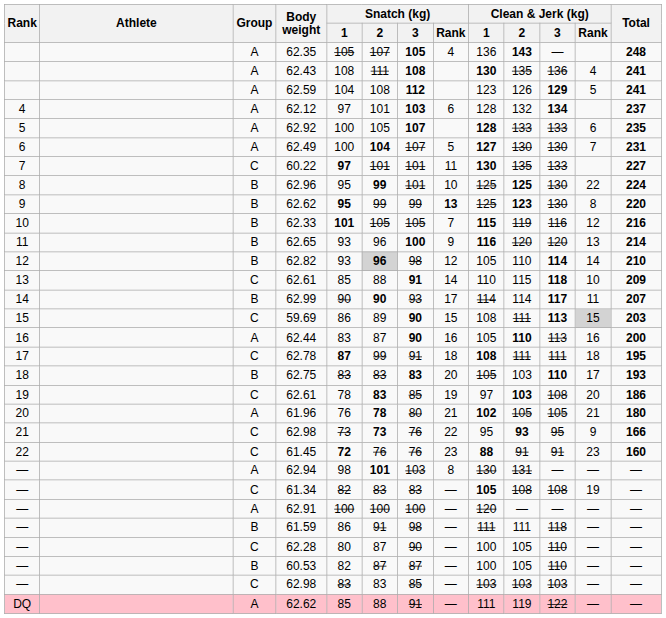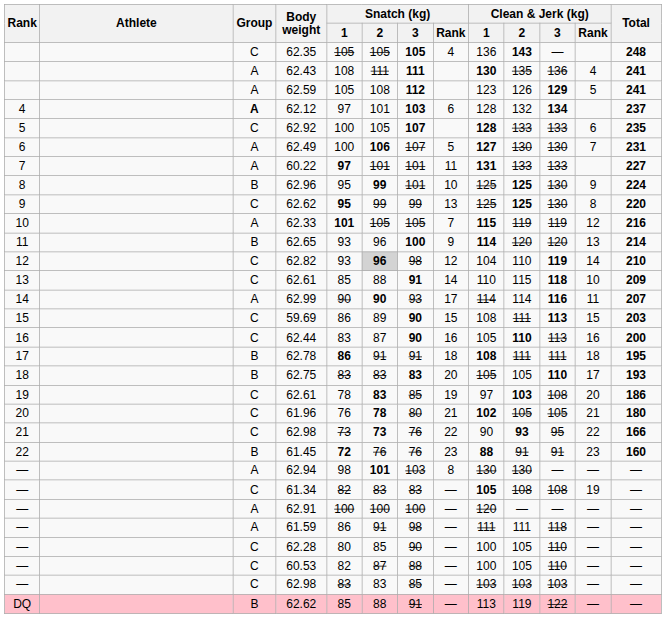(254, 52) A -> (254, 52) C
(380, 52) 107 -> (380, 52) 105
(415, 71) 108 -> (415, 71) 111
(344, 90) 104 -> (344, 90) 105
(254, 109) normal -> (254, 109) bold
(254, 128) A -> (254, 128) C
(380, 147) 104 -> (380, 147) 106
(254, 166) C -> (254, 166) A
(486, 166) 130 -> (486, 166) 131
(522, 166) 135 -> (522, 166) 133
(593, 185) 22 -> (593, 185) 9
(254, 204) B -> (254, 204) C
(451, 204) bold -> (451, 204) normal
(522, 204) 123 -> (522, 204) 125
(254, 223) B -> (254, 223) A
(557, 223) 116 -> (557, 223) 119
(486, 242) 116 -> (486, 242) 114
(254, 261) B -> (254, 261) C
(486, 261) 105 -> (486, 261) 104
(557, 261) 114 -> (557, 261) 119
(254, 299) B -> (254, 299) A
(557, 299) 117 -> (557, 299) 116
(593, 318) lightgrey background -> (593, 318) no background
(254, 337) A -> (254, 337) C
(254, 356) C -> (254, 356) B
(344, 356) 87 -> (344, 356) 86
(380, 356) 99 -> (380, 356) 91
(522, 375) 103 -> (522, 375) 105
(254, 413) A -> (254, 413) C
(486, 432) 95 -> (486, 432) 90
(593, 432) 9 -> (593, 432) 22
(254, 451) C -> (254, 451) B
(522, 470) 131 -> (522, 470) 130
(254, 527) B -> (254, 527) A
(380, 546) 87 -> (380, 546) 85
(254, 565) B -> (254, 565) C
(415, 565) 87 -> (415, 565) 88
(254, 603) A -> (254, 603) B
(486, 603) 111 -> (486, 603) 113
